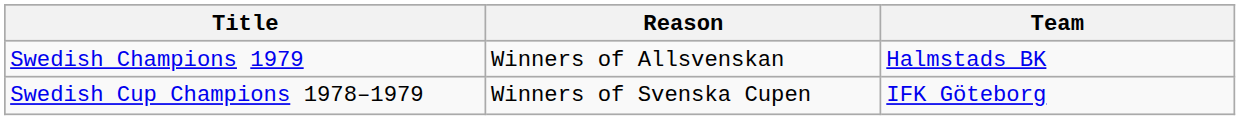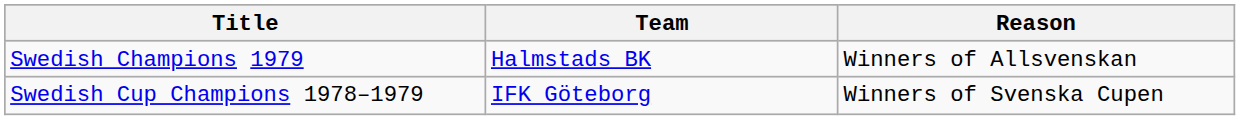columns swapped: (1057, 23) <-> (683, 23)
